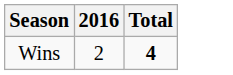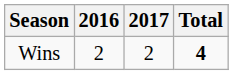+ column: (149, 20)
